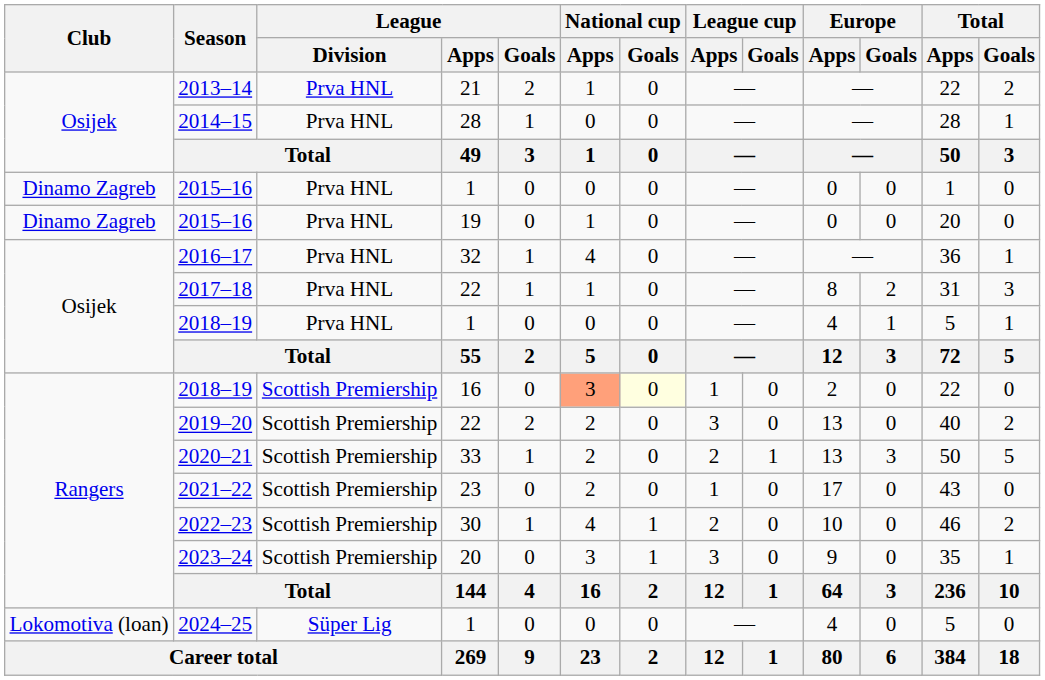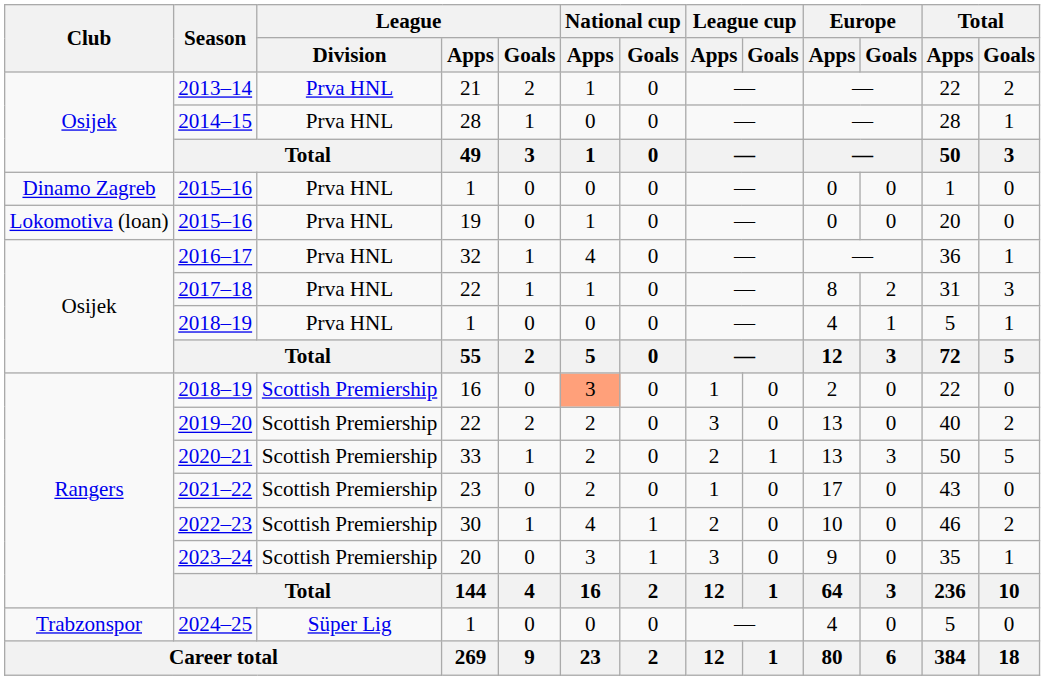(89, 222) Dinamo Zagreb -> (89, 222) Lokomotiva (loan)
(653, 389) lightyellow background -> (653, 389) no background
(89, 624) Lokomotiva (loan) -> (89, 624) Trabzonspor
